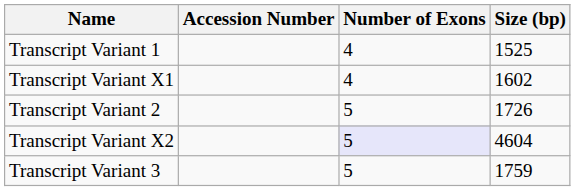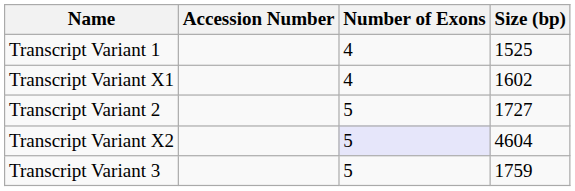(514, 110) 1726 -> (514, 110) 1727
